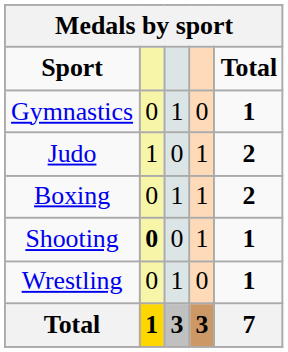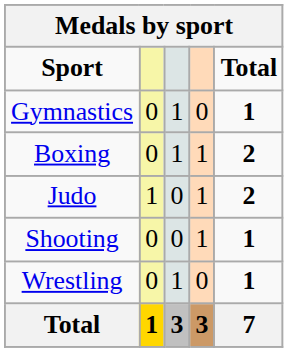rows swapped: (72, 153) <-> (72, 195)
(152, 238) bold -> (152, 238) normal
